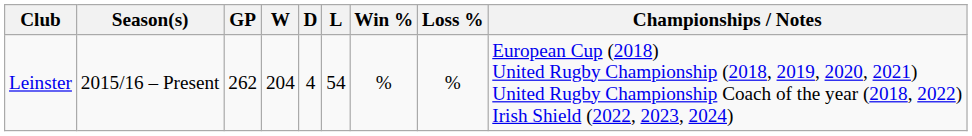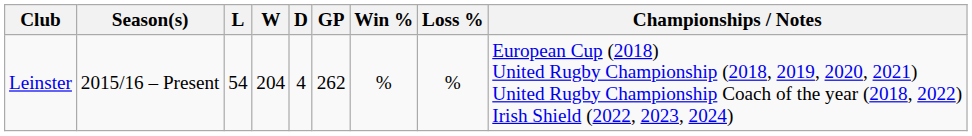columns swapped: (243, 19) <-> (336, 19)
